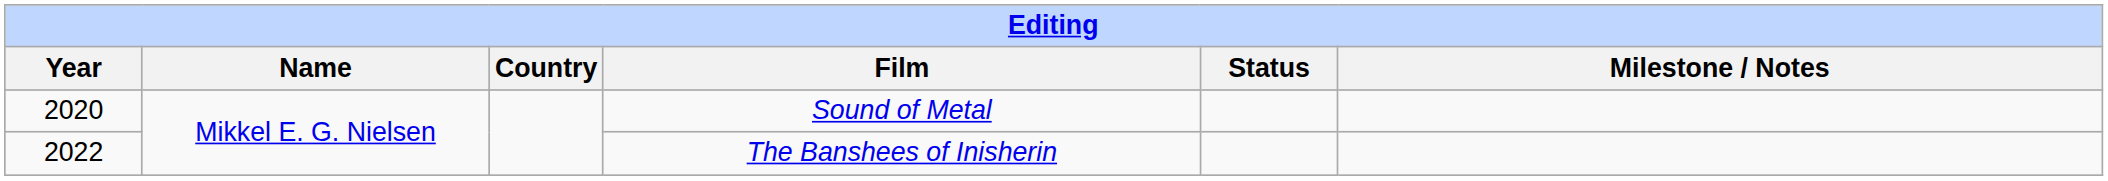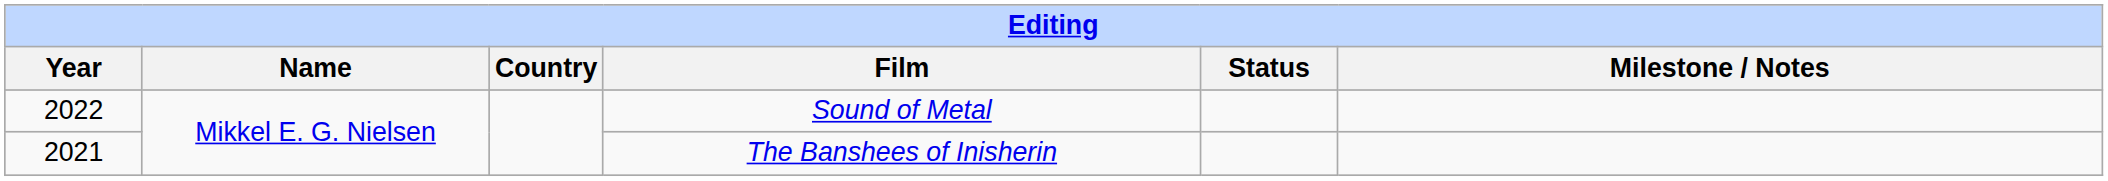(74, 110) 2020 -> (74, 110) 2022
(74, 152) 2022 -> (74, 152) 2021
